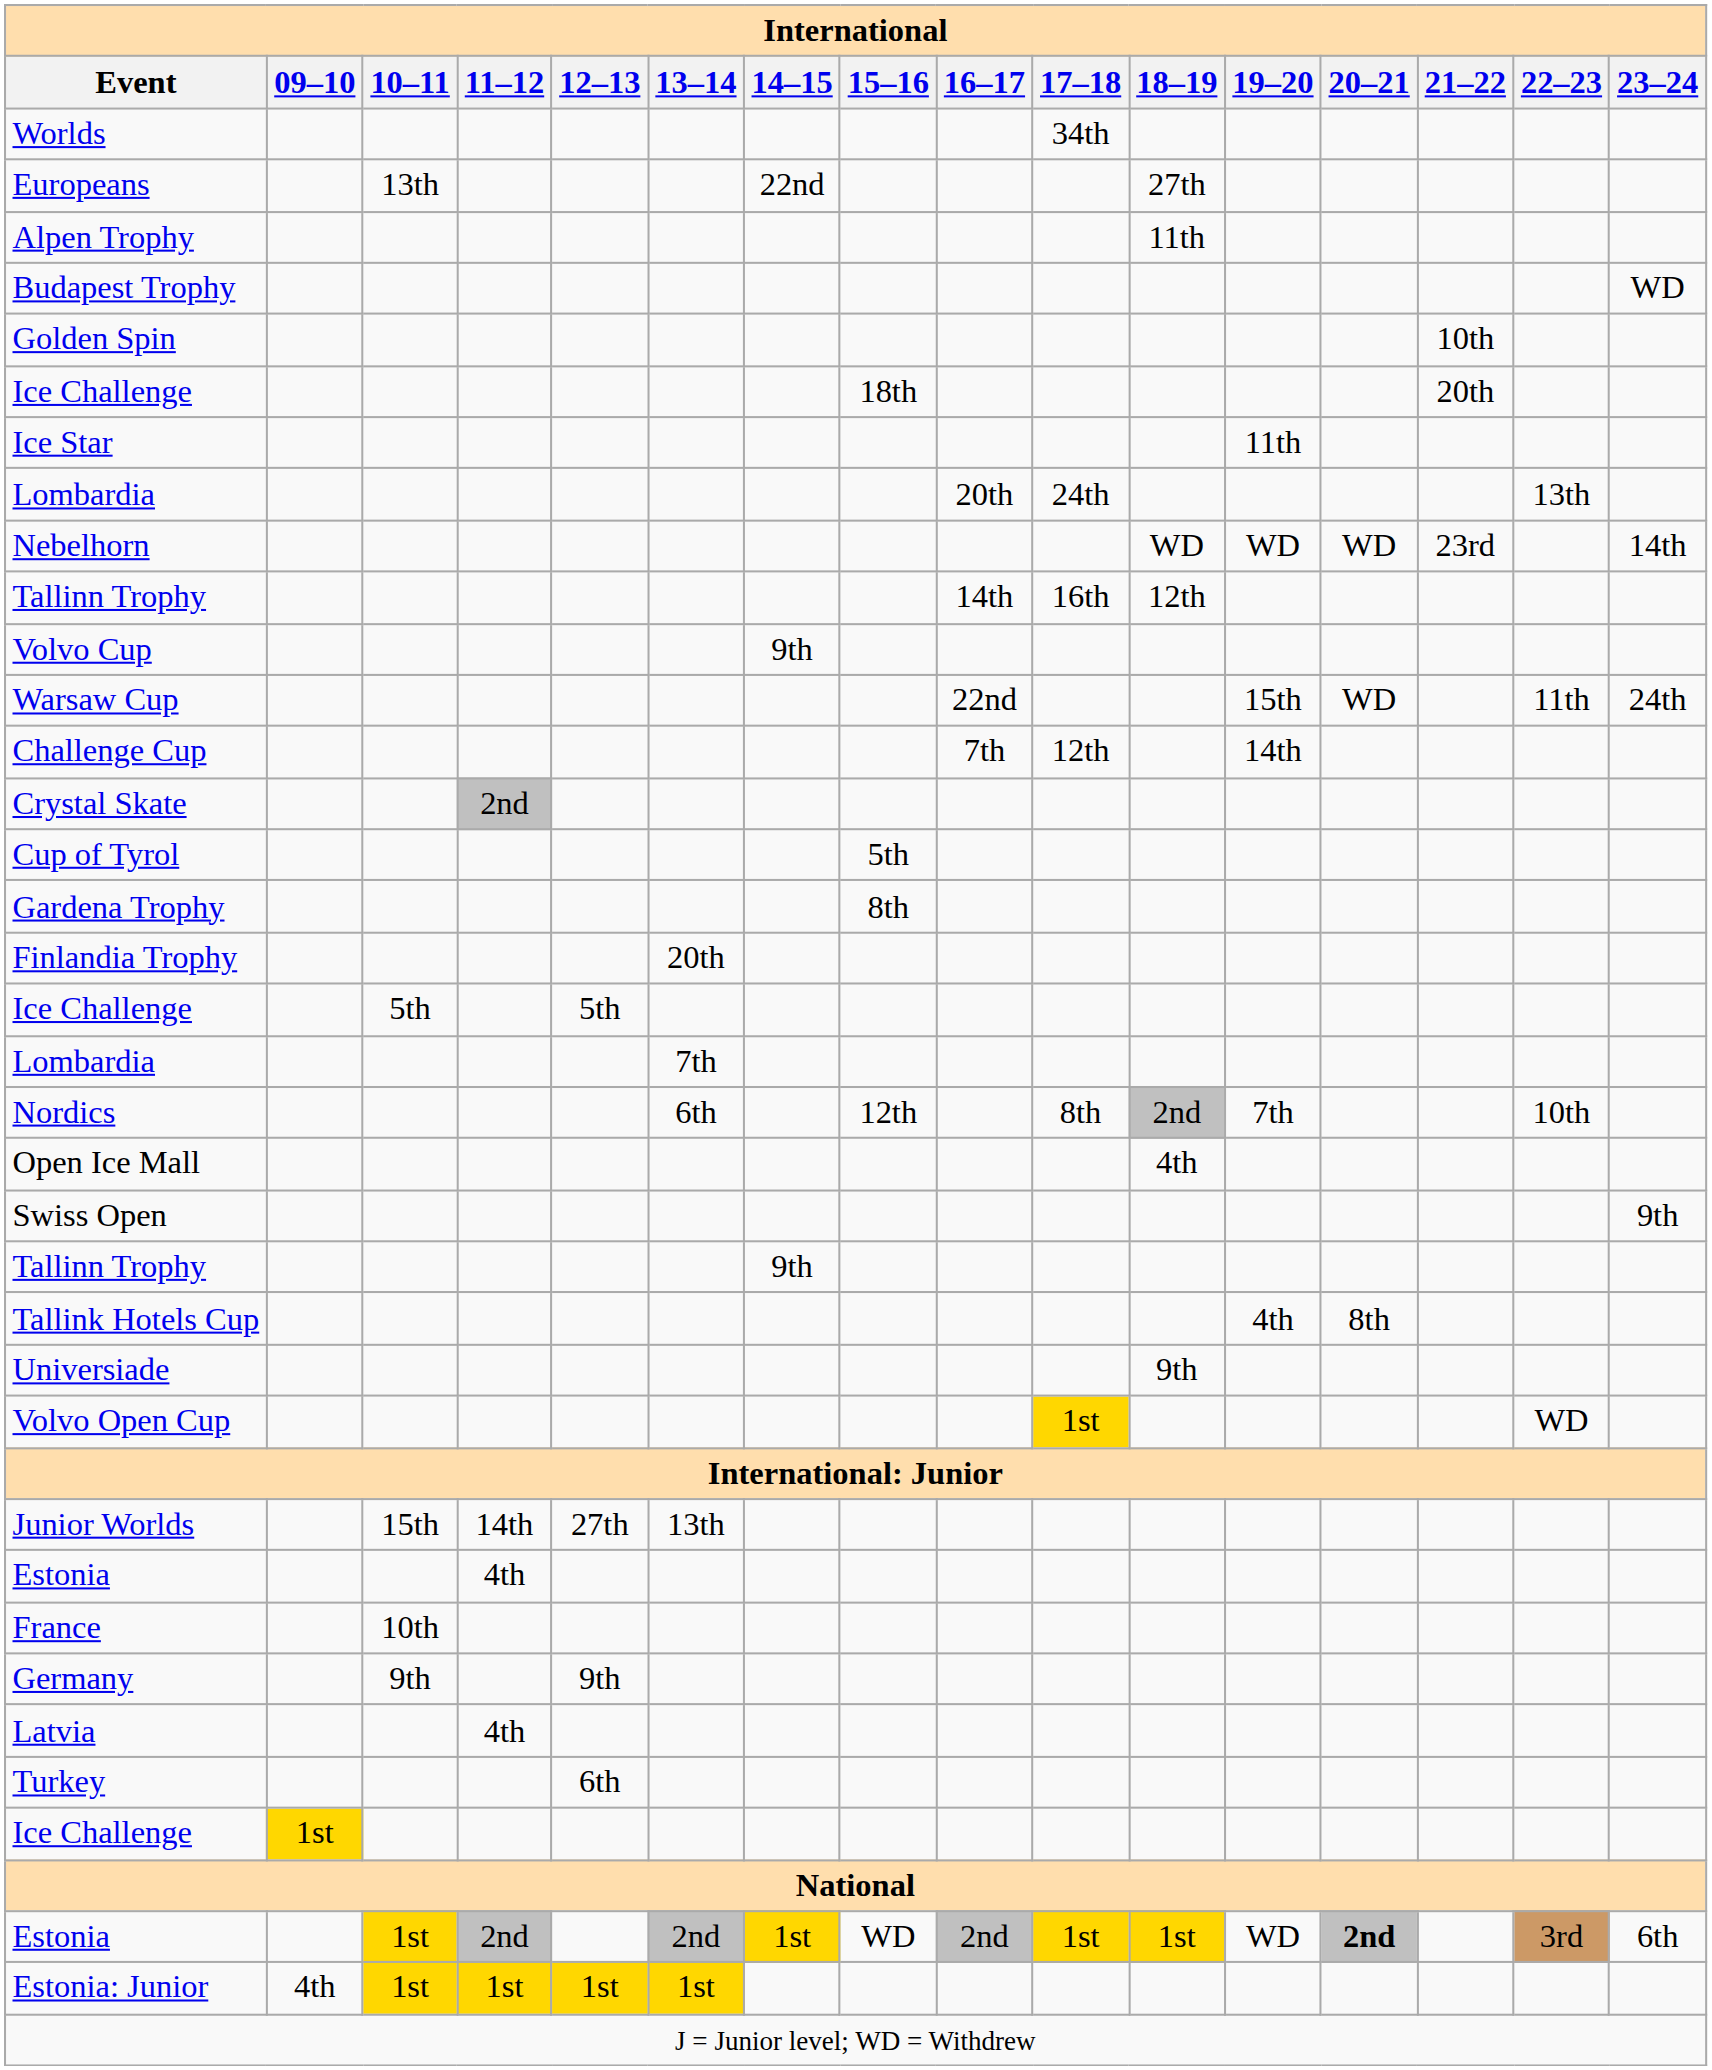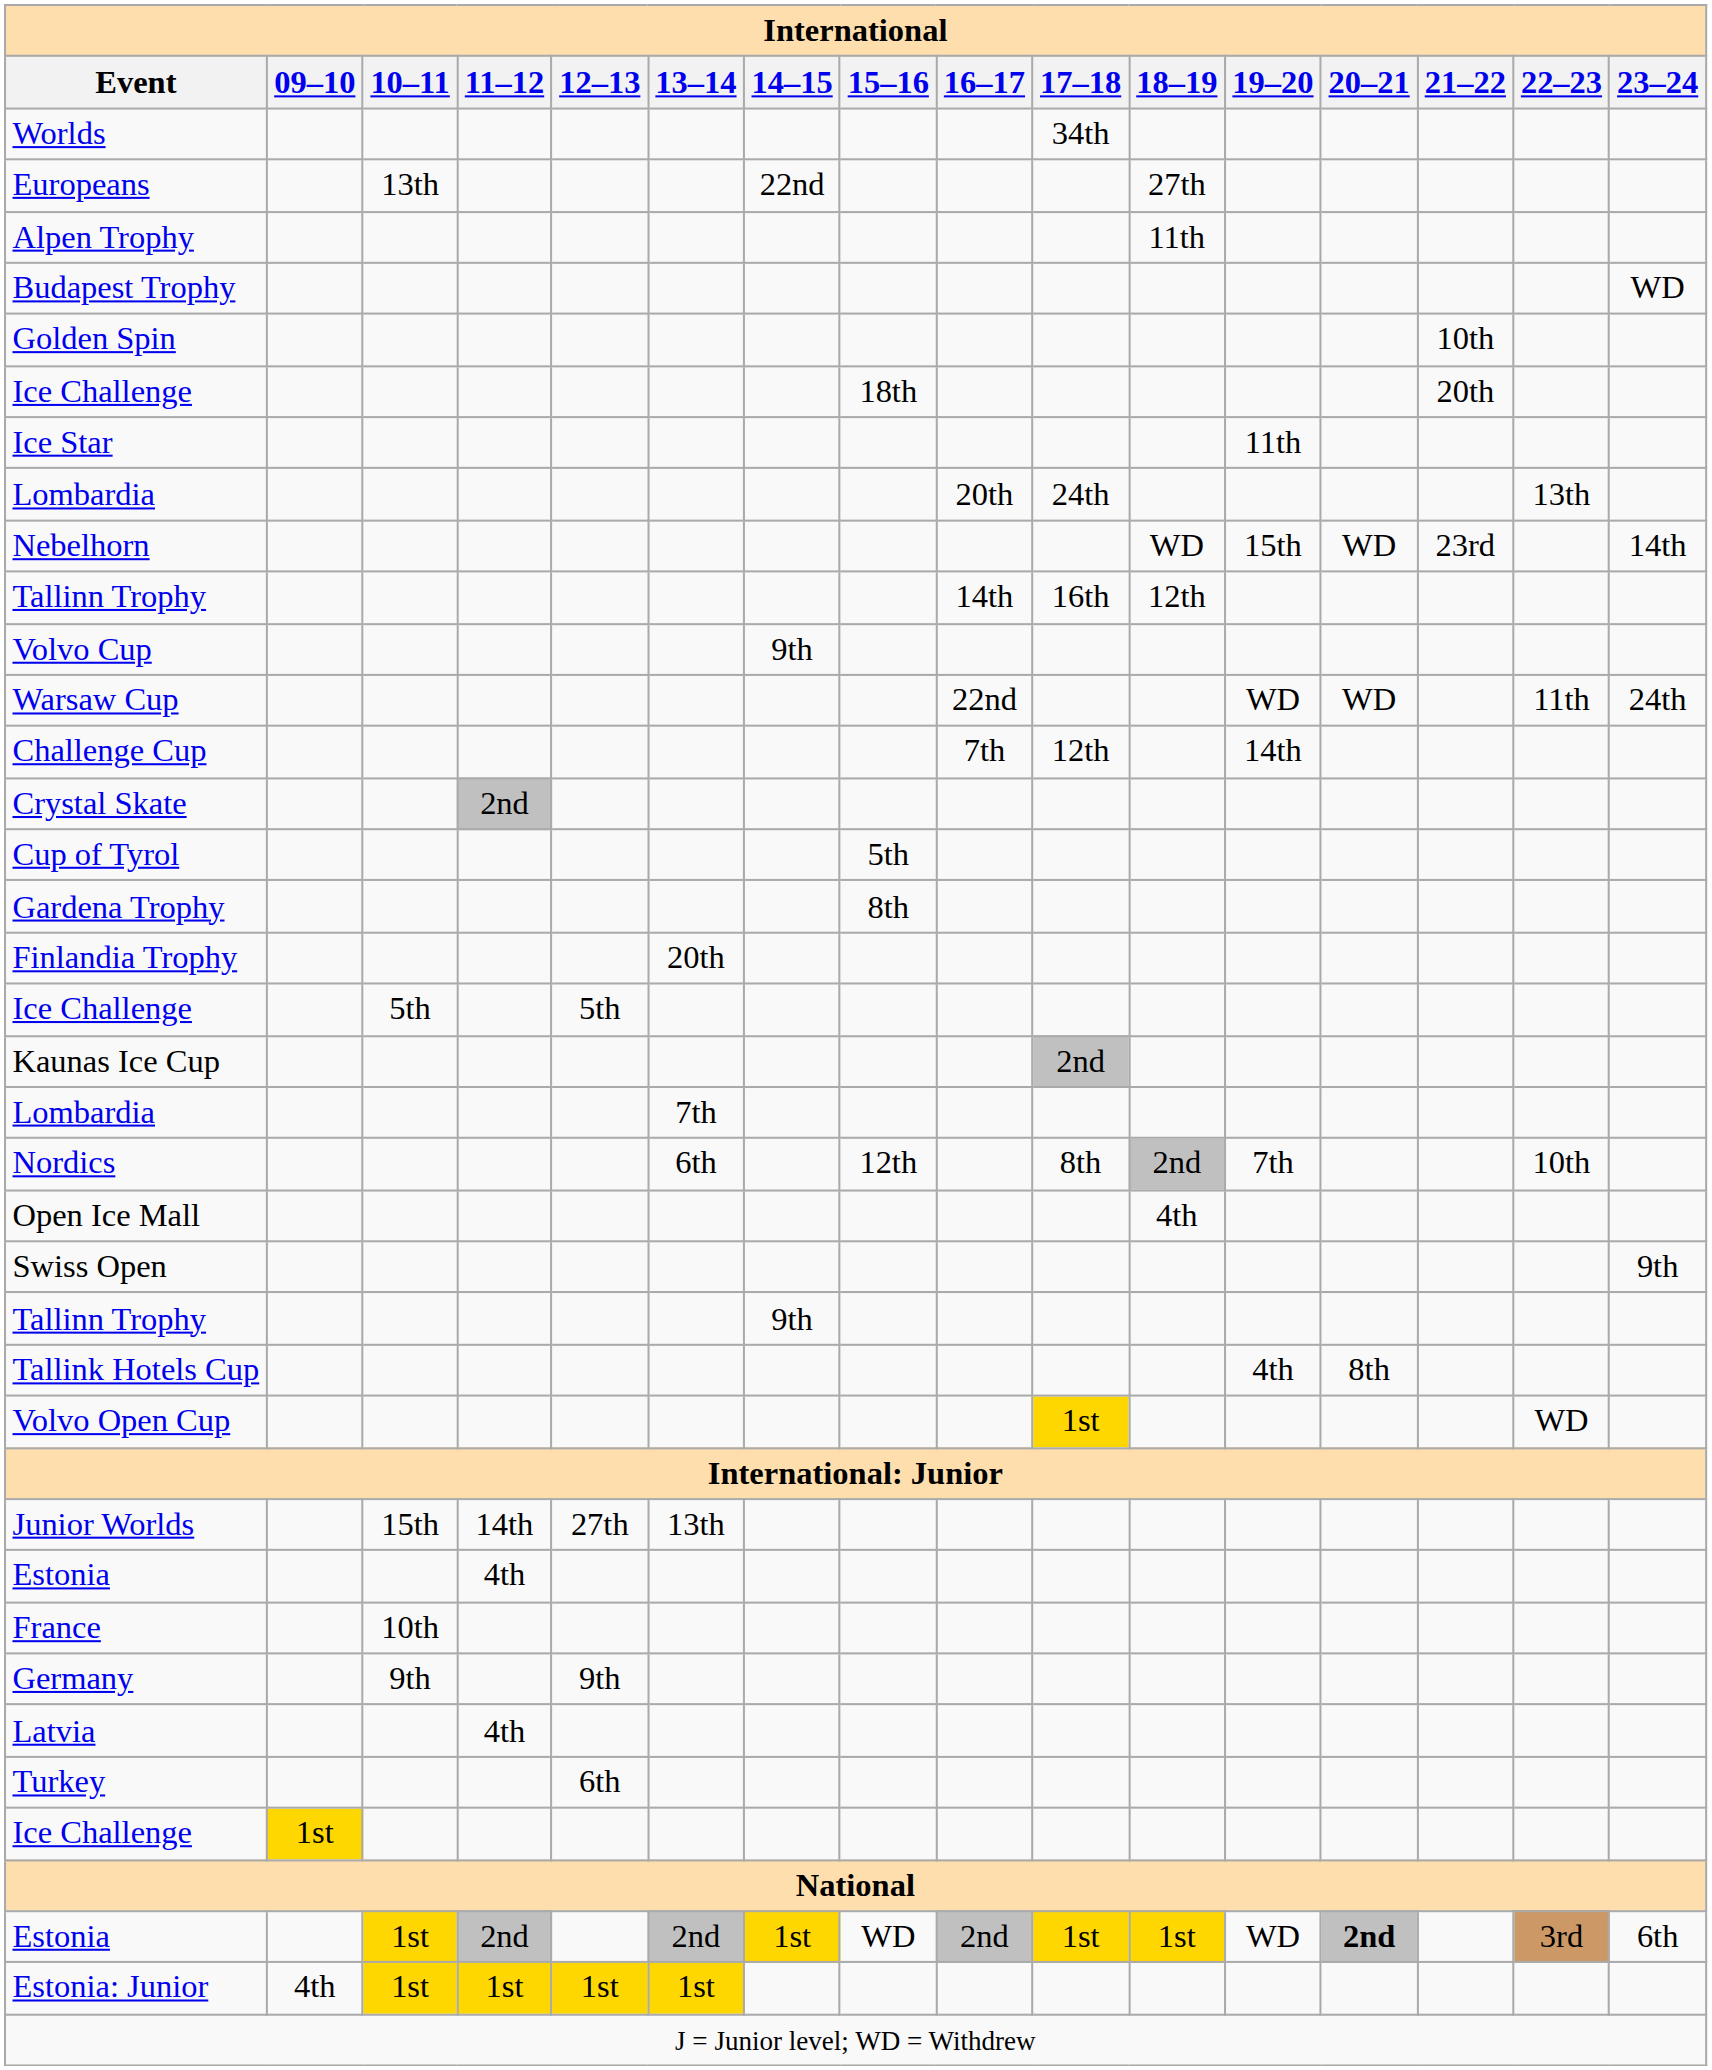(1273, 545) WD -> (1273, 545) 15th
(1273, 699) 15th -> (1273, 699) WD
+ row: (116, 1060)
- row: (91, 1369)
